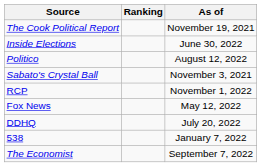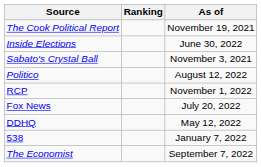rows swapped: (52, 75) <-> (23, 59)
(211, 106) May 12, 2022 -> (211, 106) July 20, 2022
(211, 122) July 20, 2022 -> (211, 122) May 12, 2022
